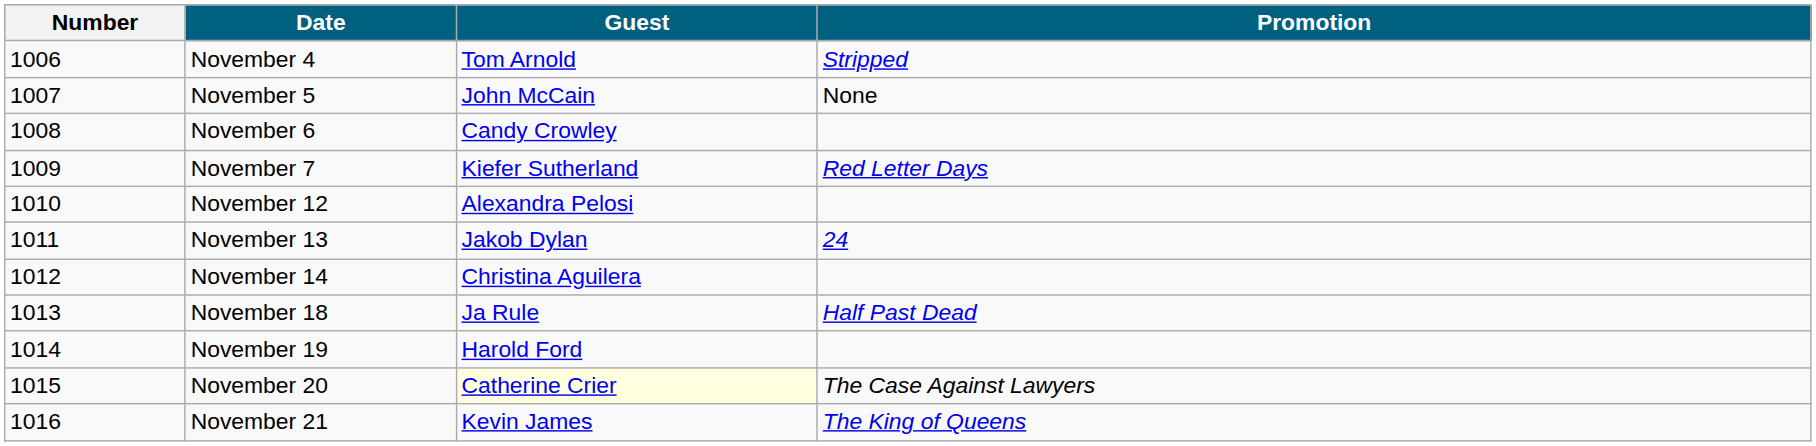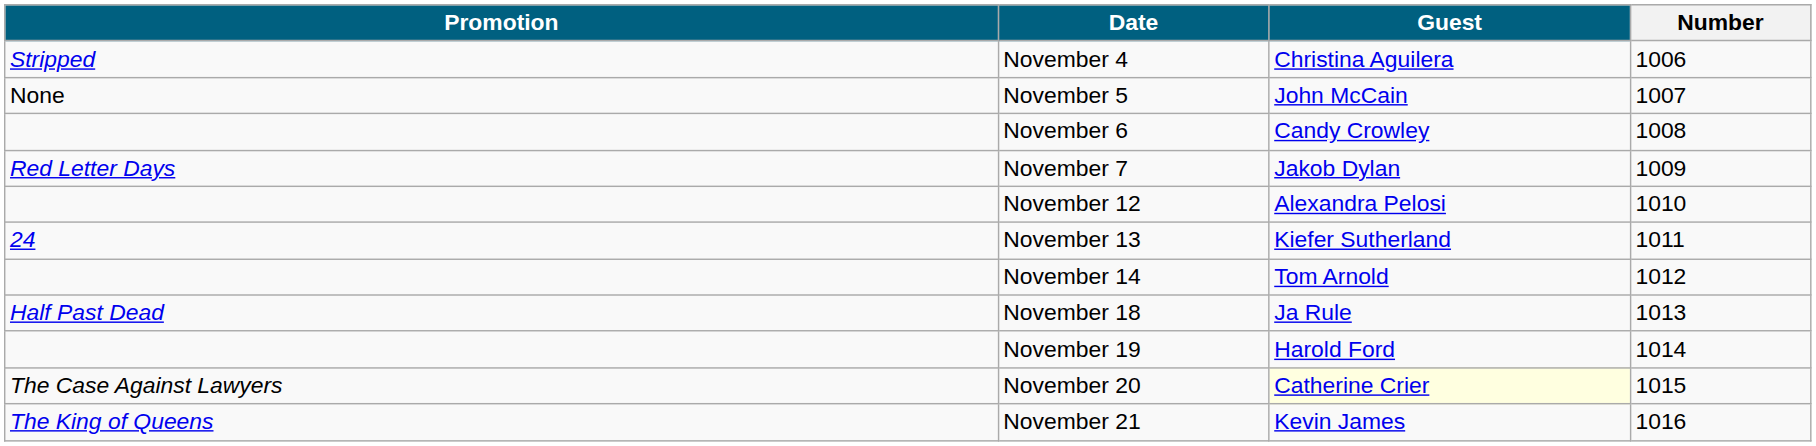columns swapped: (95, 22) <-> (1314, 22)
(519, 58) Tom Arnold -> (1364, 58) Christina Aguilera
(550, 167) Kiefer Sutherland -> (1337, 167) Jakob Dylan
(524, 240) Jakob Dylan -> (1363, 240) Kiefer Sutherland
(551, 276) Christina Aguilera -> (1331, 276) Tom Arnold
